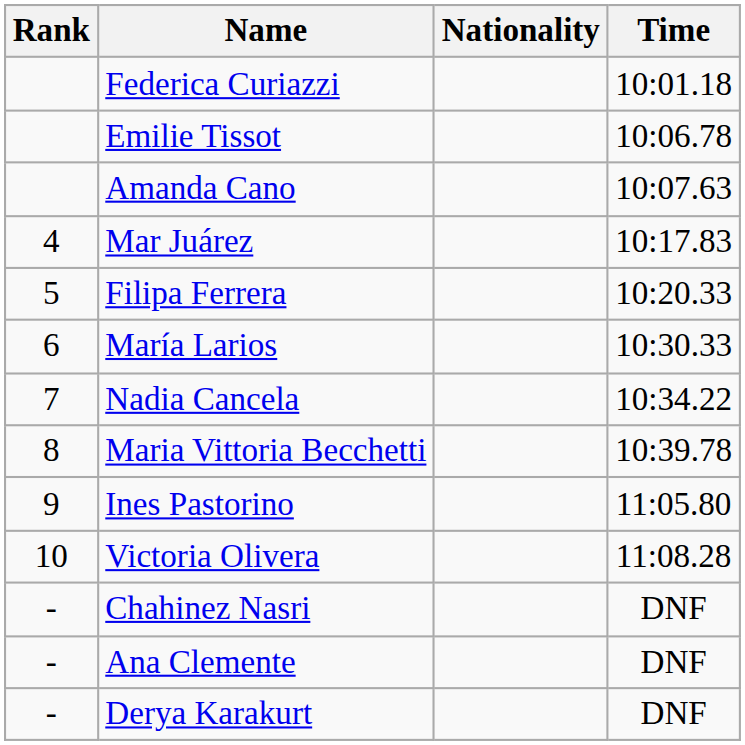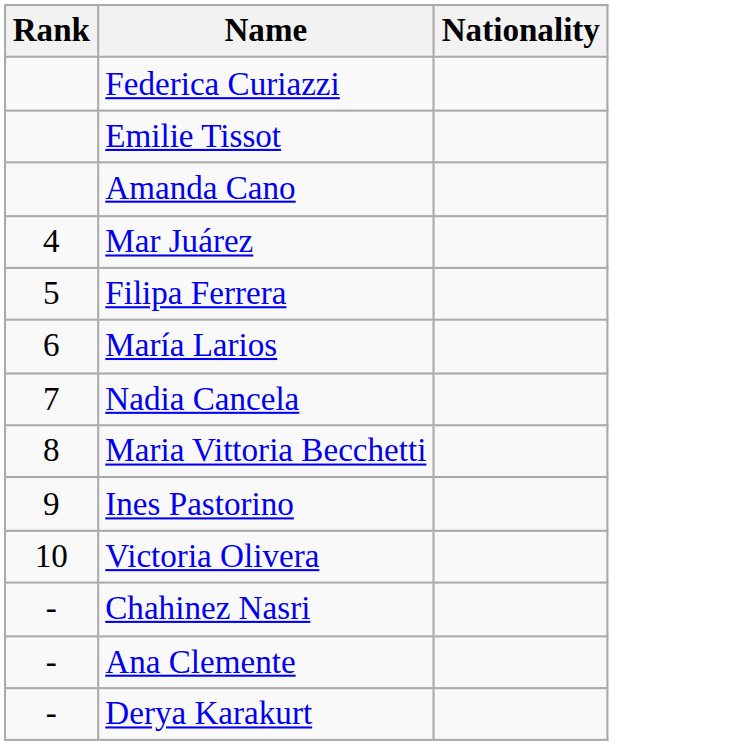- column: (674, 30)
